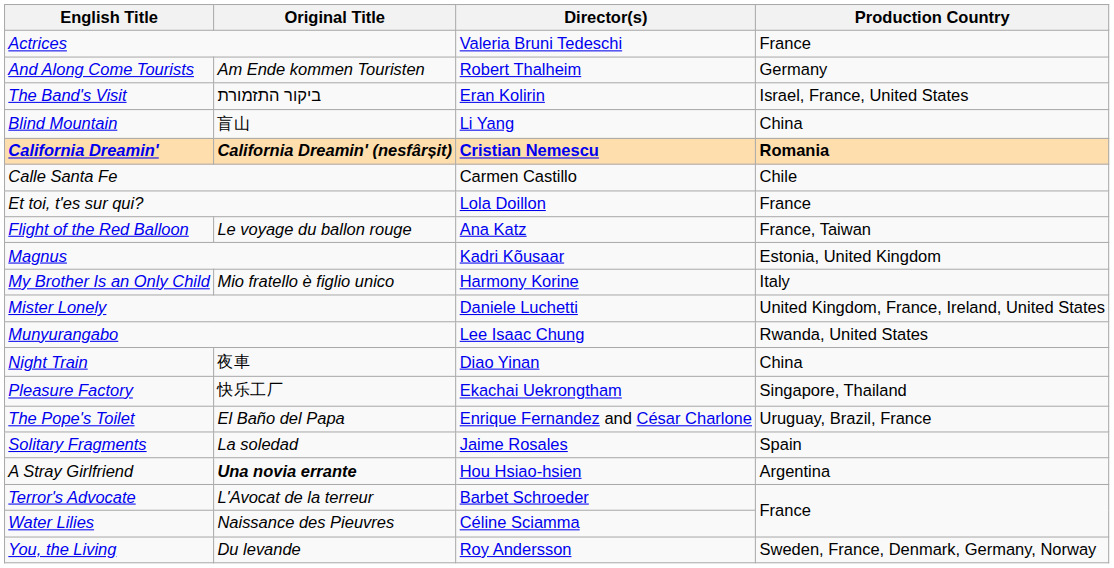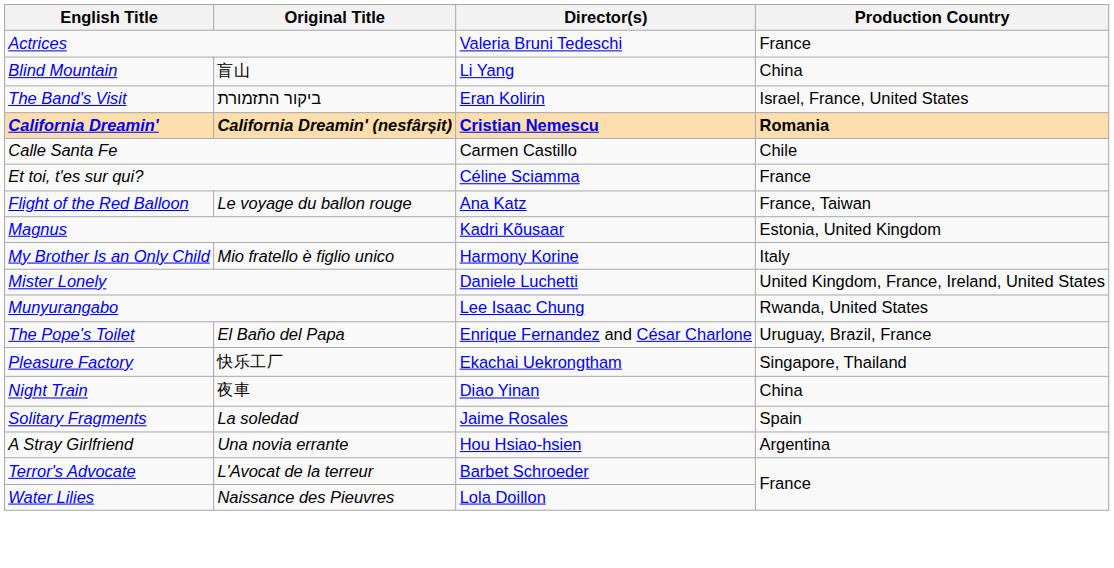- row: (101, 69)
rows swapped: (67, 95) <-> (63, 123)
(503, 203) Lola Doillon -> (520, 177) Céline Sciamma
rows swapped: (48, 361) <-> (71, 418)
(287, 471) bold -> (283, 445) normal
(520, 523) Céline Sciamma -> (503, 497) Lola Doillon
- row: (62, 549)
